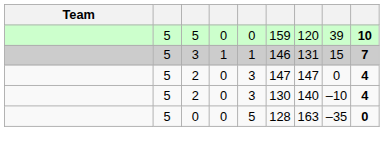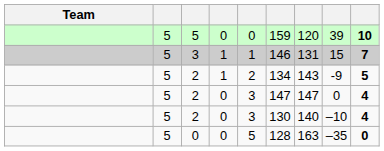+ row: (195, 76)
